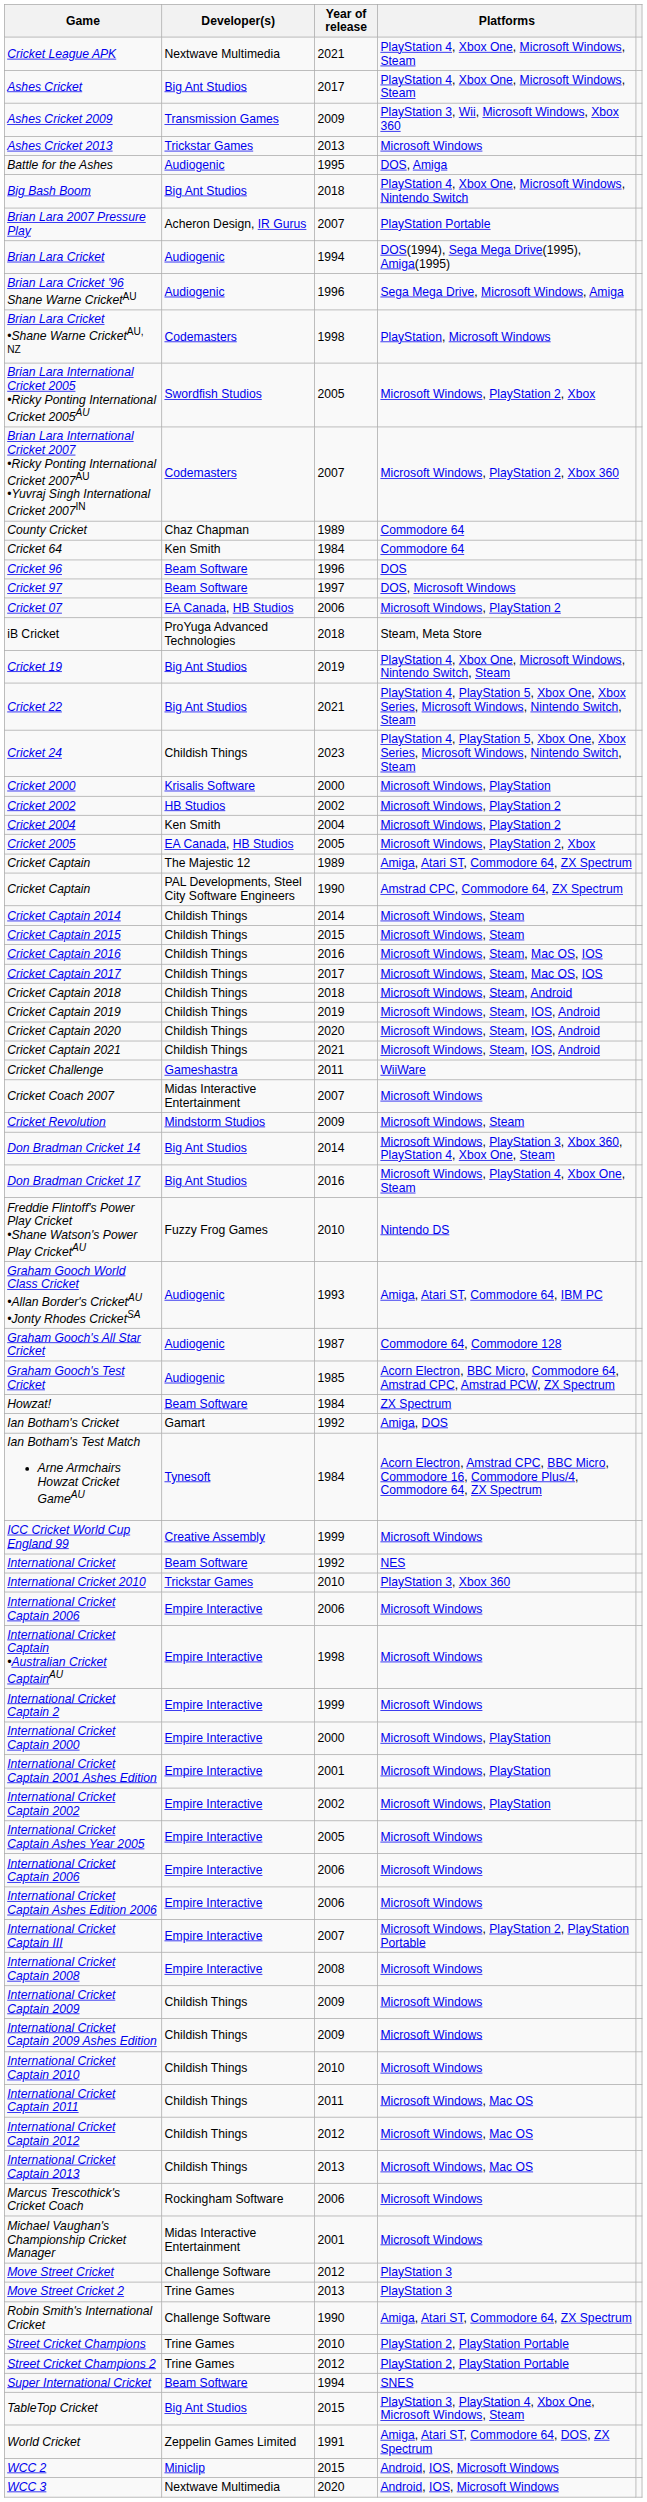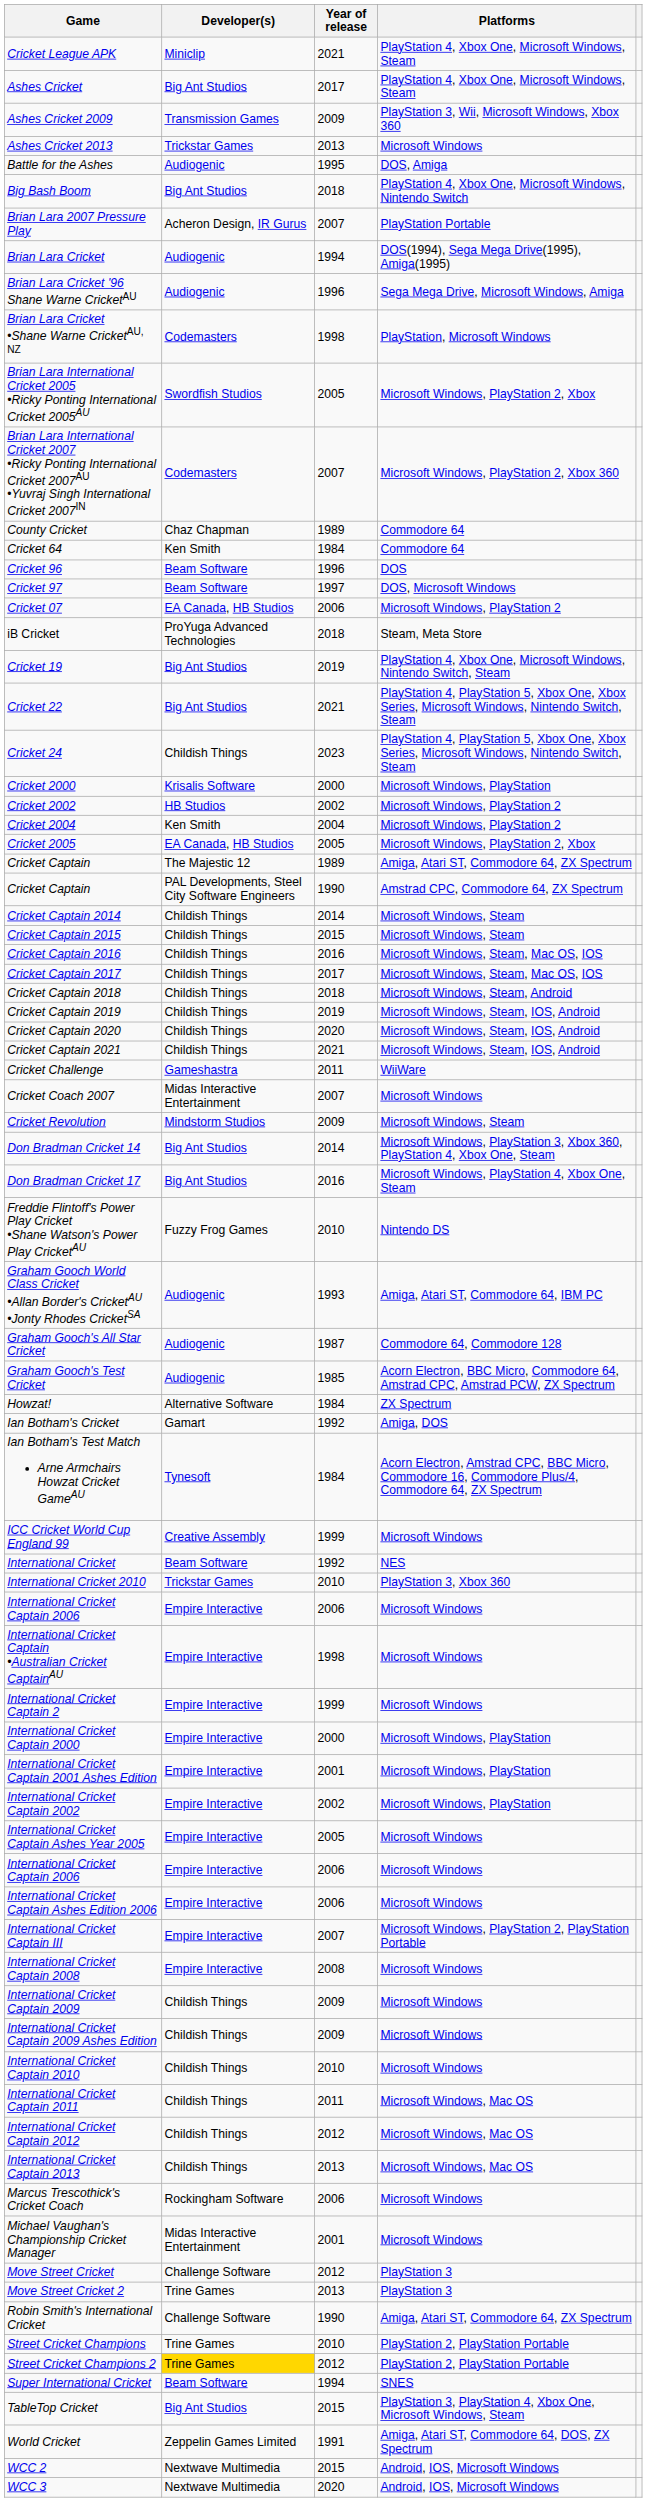(222, 53) Nextwave Multimedia -> (185, 53) Miniclip
(206, 1404) Beam Software -> (219, 1404) Alternative Software
(199, 2363) no background -> (199, 2363) gold background
(185, 2468) Miniclip -> (222, 2468) Nextwave Multimedia
